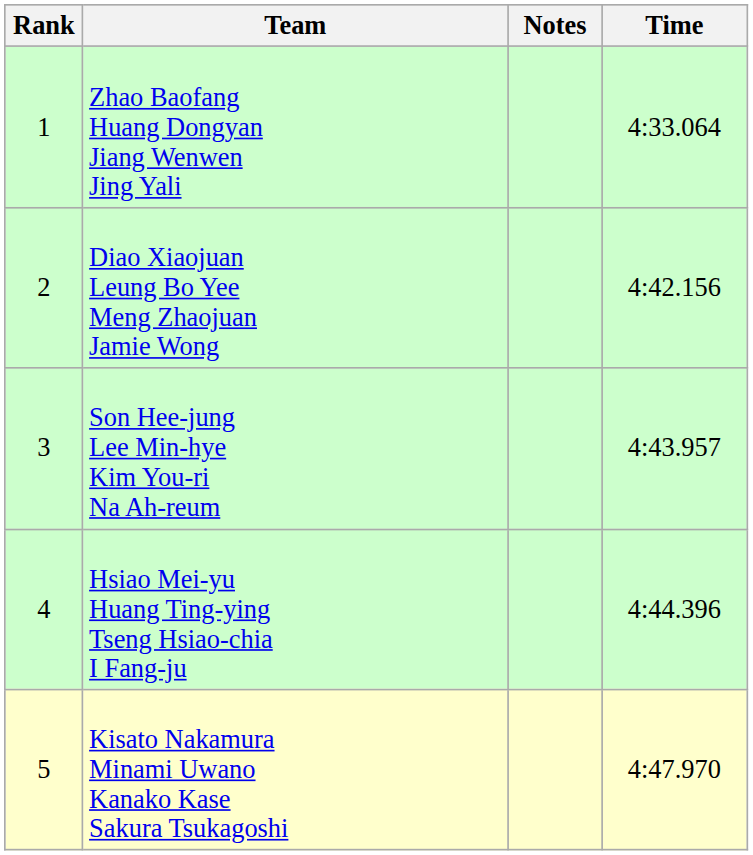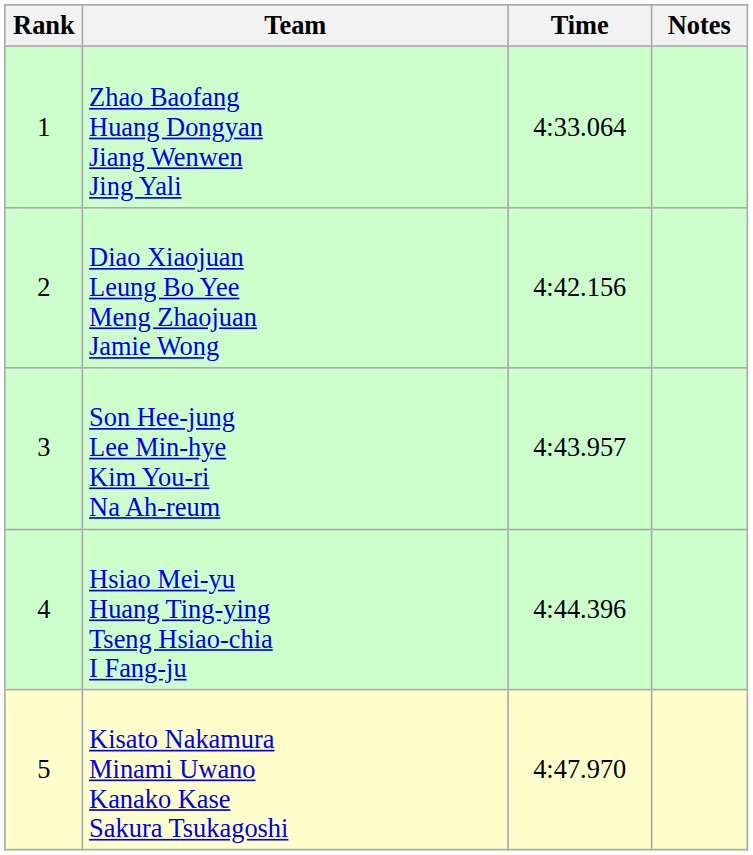columns swapped: (674, 25) <-> (555, 25)
